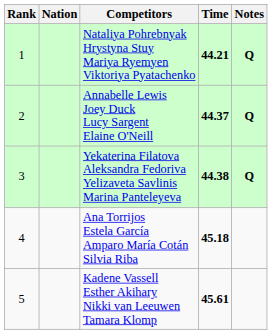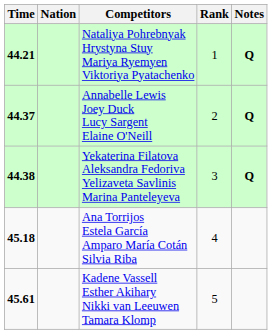columns swapped: (22, 14) <-> (215, 14)
